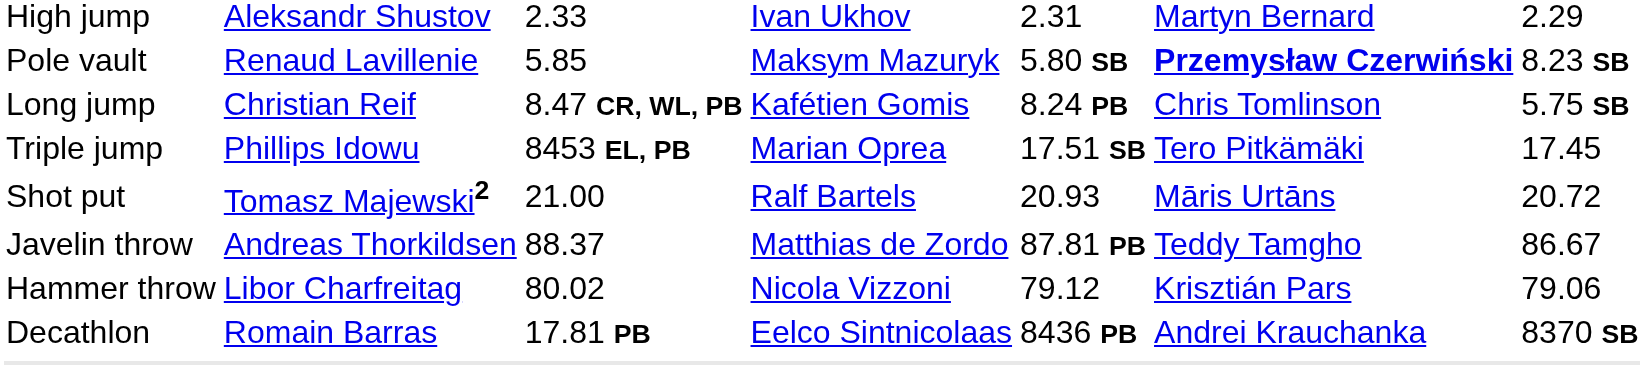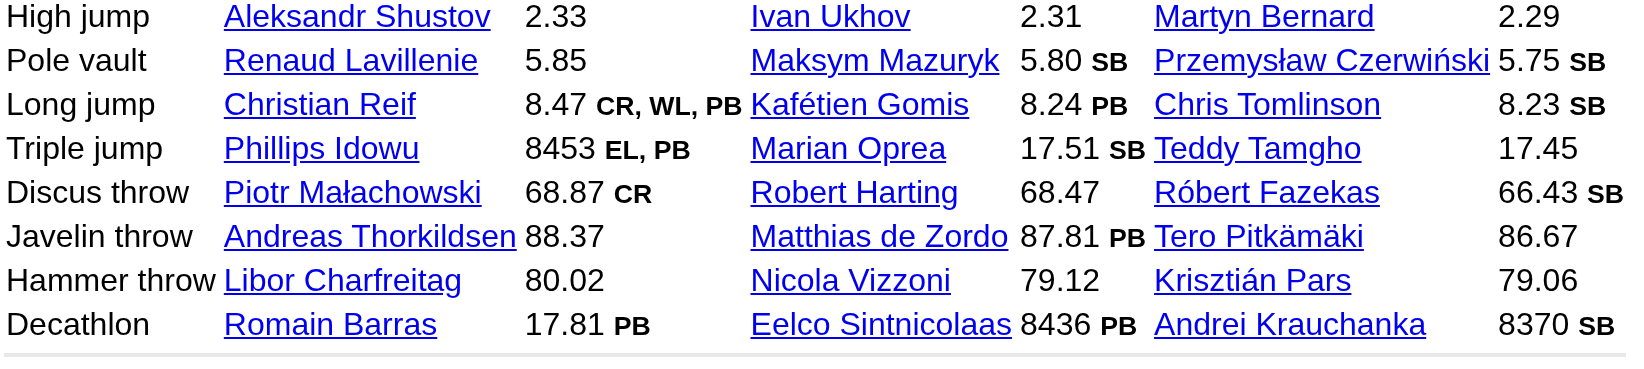(1334, 60) bold -> (1322, 60) normal
(1575, 60) 8.23 SB -> (1552, 60) 5.75 SB
(1575, 104) 5.75 SB -> (1552, 104) 8.23 SB
(1259, 148) Tero Pitkämäki -> (1258, 148) Teddy Tamgho
- row: (66, 196)
+ row: (98, 192)
(1258, 245) Teddy Tamgho -> (1259, 236) Tero Pitkämäki
